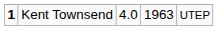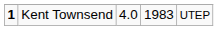(159, 15) 1963 -> (159, 15) 1983
